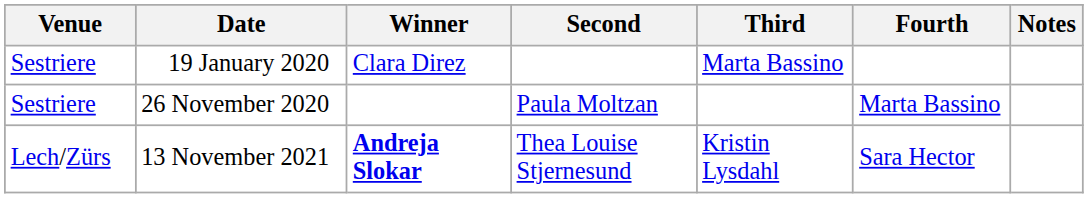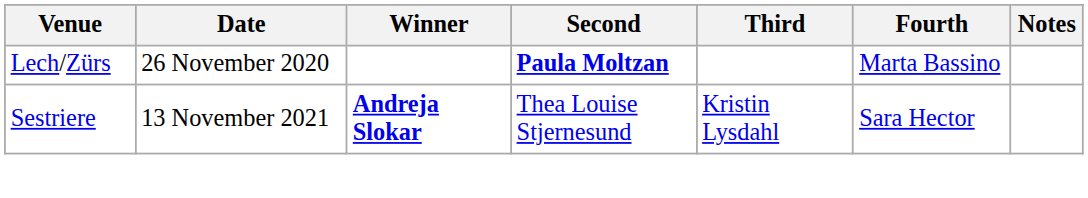- row: (255, 63)
(53, 103) Sestriere -> (61, 63) Lech/Zürs
(587, 103) normal -> (593, 63) bold
(61, 157) Lech/Zürs -> (53, 117) Sestriere
